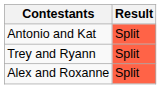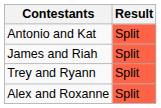+ row: (52, 53)
